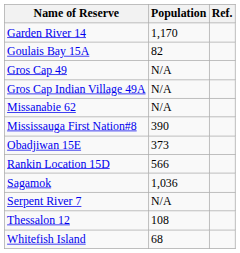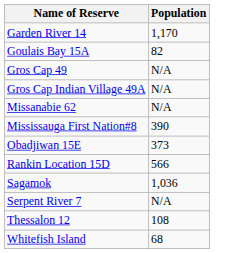- column: (222, 13)
